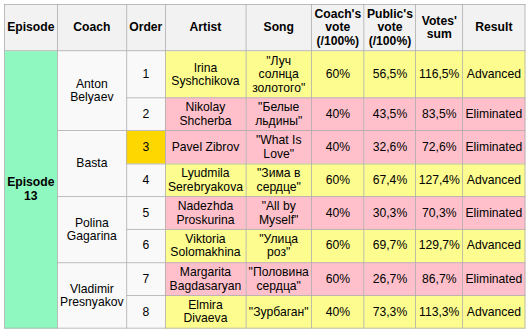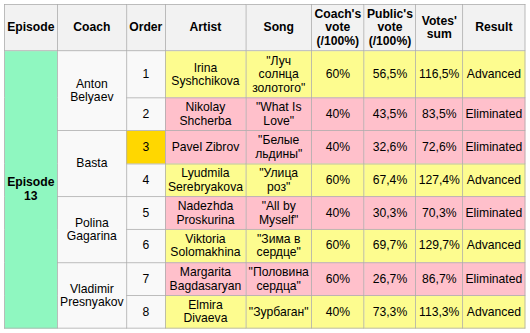(279, 114) "Белые льдины" -> (279, 114) "What Is Love"
(279, 147) "What Is Love" -> (279, 147) "Белые льдины"
(279, 180) "Зима в сердце" -> (279, 180) "Улица роз"
(279, 246) "Улица роз" -> (279, 246) "Зима в сердце"
